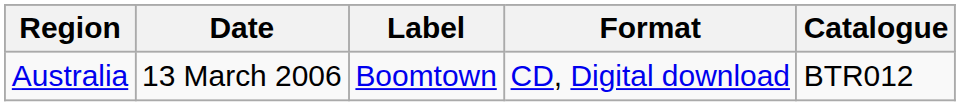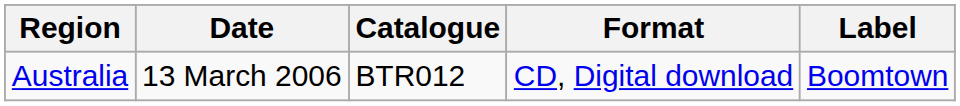columns swapped: (426, 28) <-> (876, 28)
